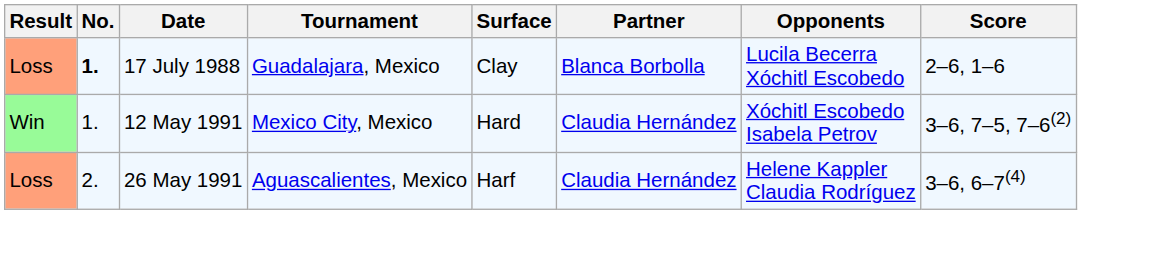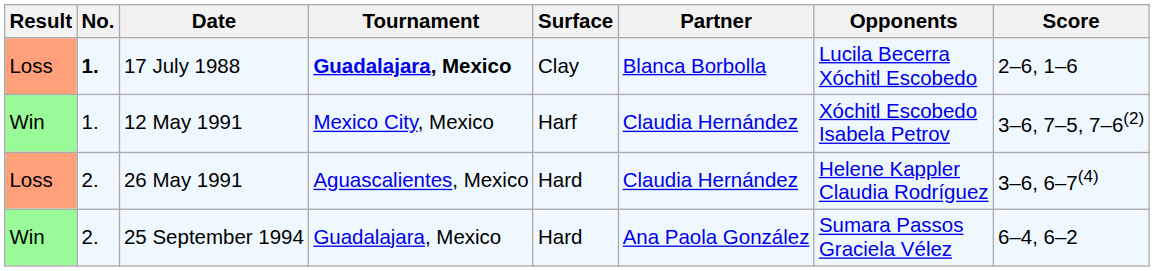(346, 65) normal -> (412, 65) bold
(499, 122) Hard -> (557, 122) Harf
(496, 179) Harf -> (560, 179) Hard
+ row: (214, 236)
